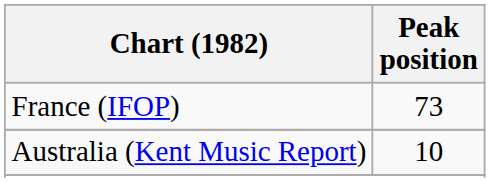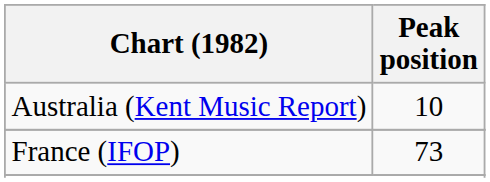rows swapped: (189, 151) <-> (96, 105)
